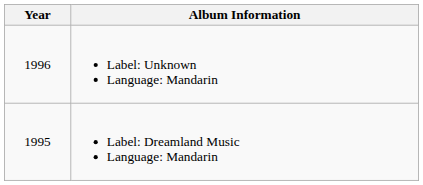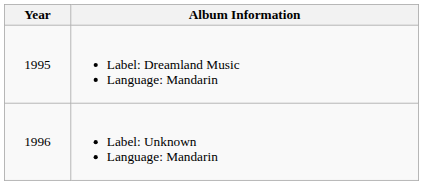rows swapped: (245, 149) <-> (245, 72)
